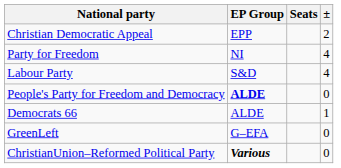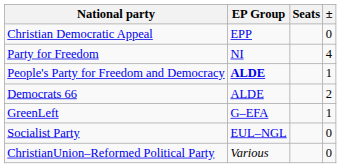(326, 34) 2 -> (329, 34) 0
- row: (40, 73)
(326, 93) 0 -> (329, 73) 1
(326, 113) 1 -> (329, 93) 2
(326, 133) 0 -> (329, 113) 1
+ row: (43, 133)
(250, 152) bold -> (250, 152) normal
